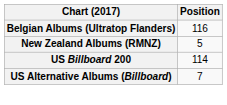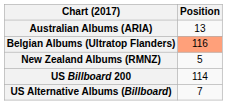+ row: (91, 28)
(200, 28) no background -> (200, 44) lightsalmon background
